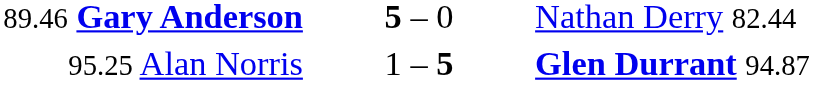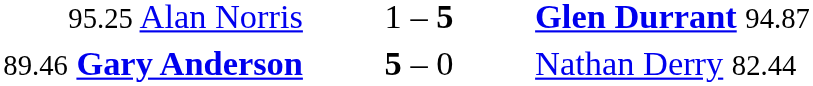rows swapped: (153, 16) <-> (186, 64)
